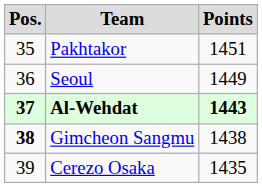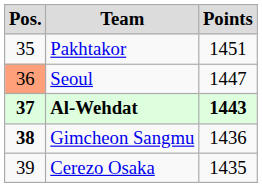(25, 78) no background -> (25, 78) lightsalmon background
(228, 78) 1449 -> (228, 78) 1447
(228, 138) 1438 -> (228, 138) 1436
